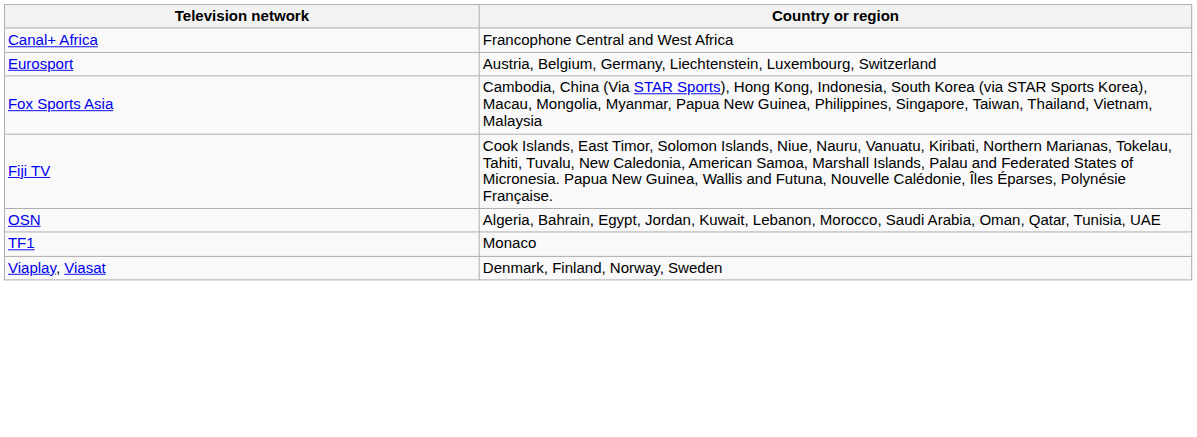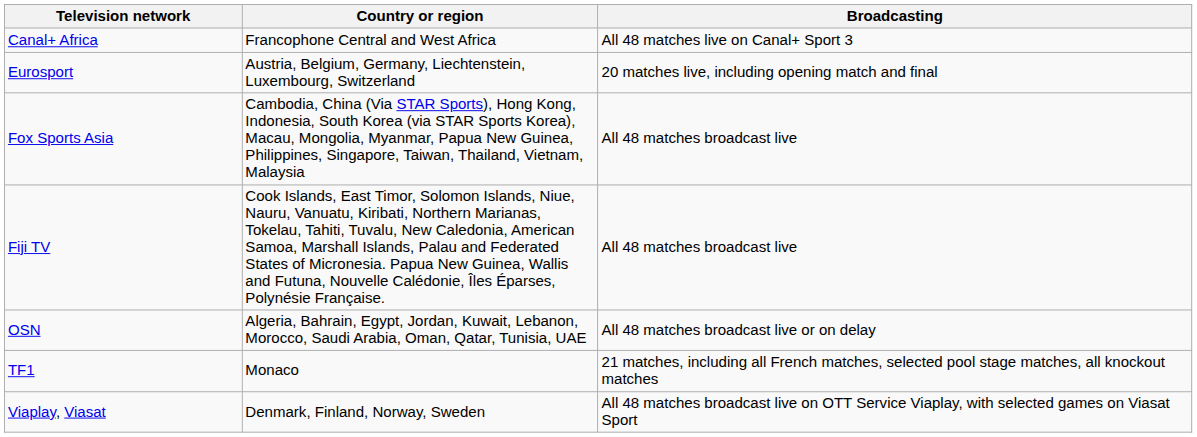+ column: (895, 16)
